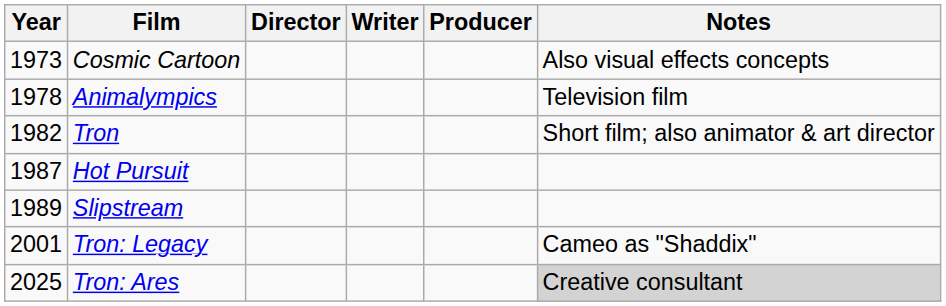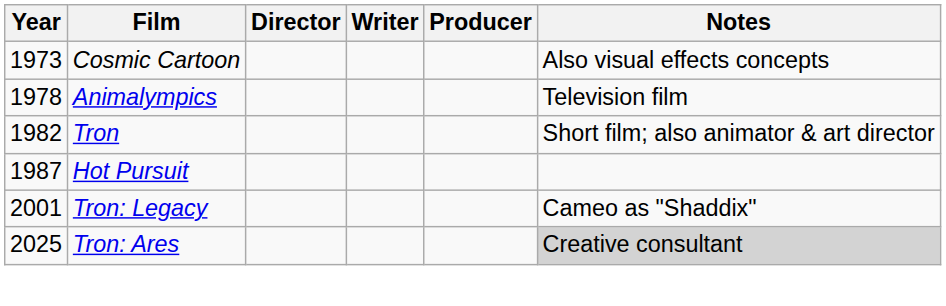- row: (128, 208)
